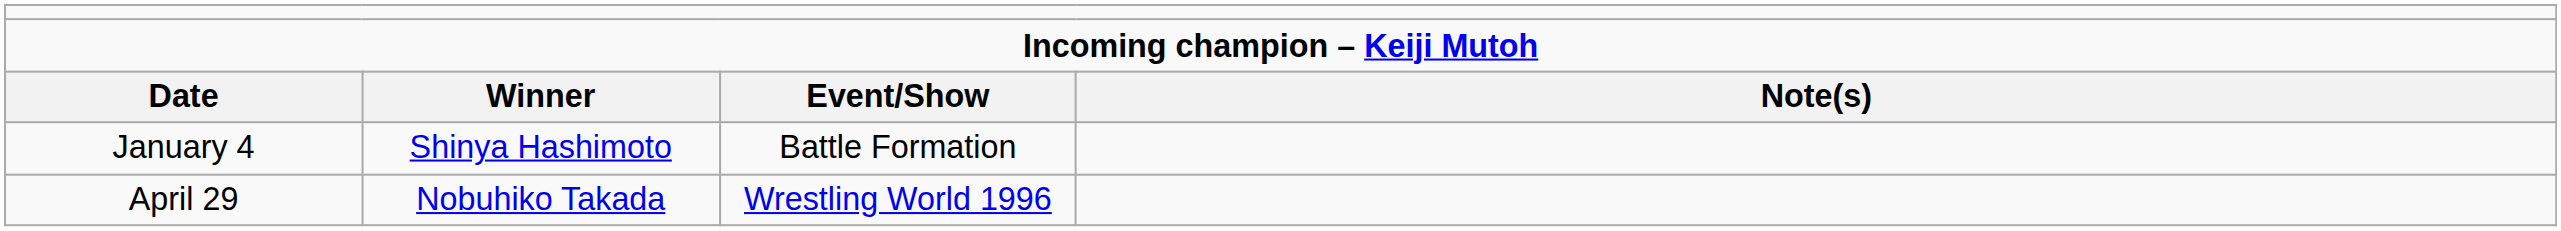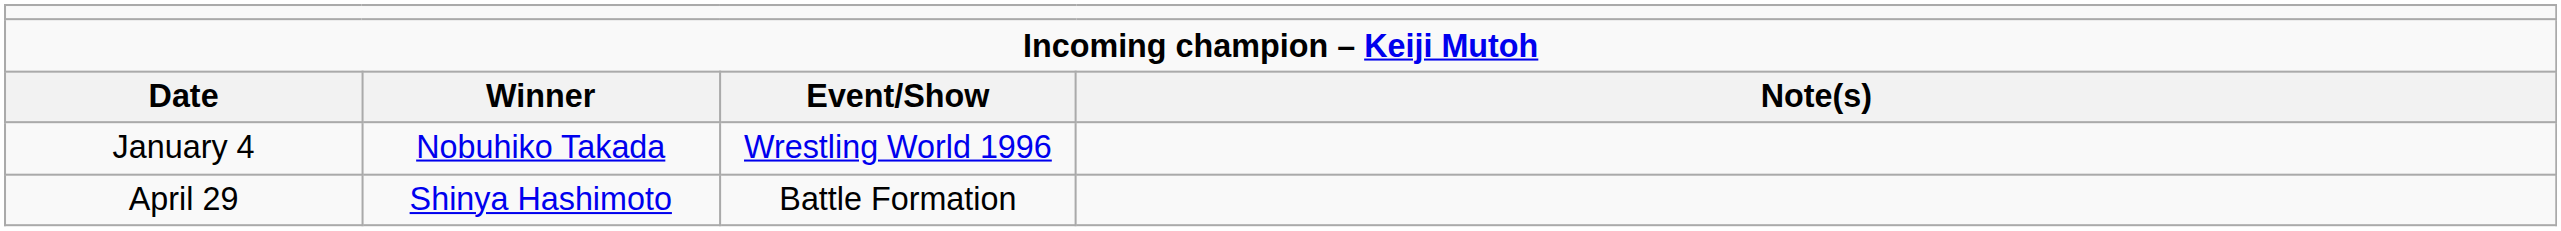(541, 147) Shinya Hashimoto -> (541, 147) Nobuhiko Takada
(898, 147) Battle Formation -> (898, 147) Wrestling World 1996
(541, 198) Nobuhiko Takada -> (541, 198) Shinya Hashimoto
(898, 198) Wrestling World 1996 -> (898, 198) Battle Formation
